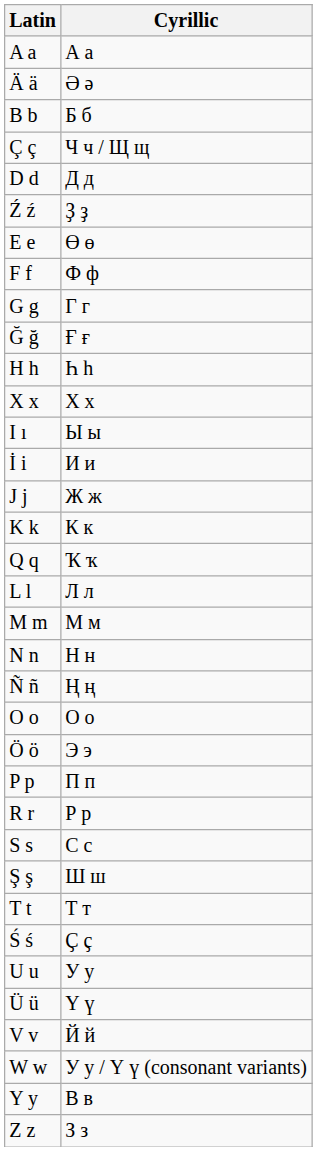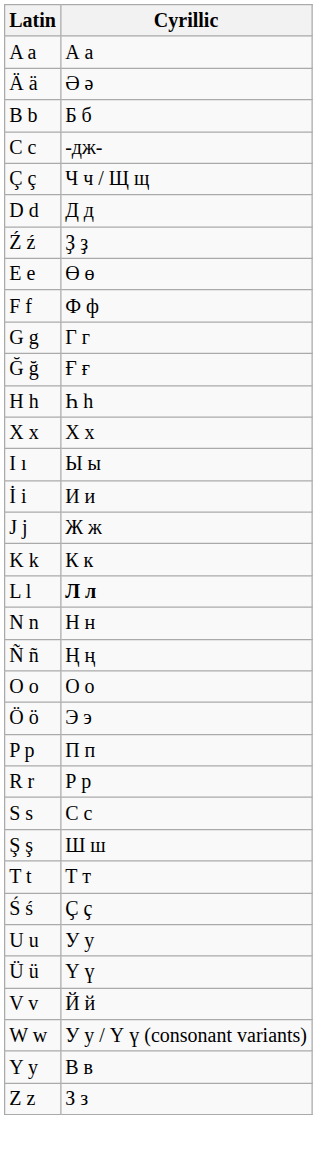+ row: (23, 147)
- row: (24, 559)
(79, 591) normal -> (81, 591) bold
- row: (28, 623)
